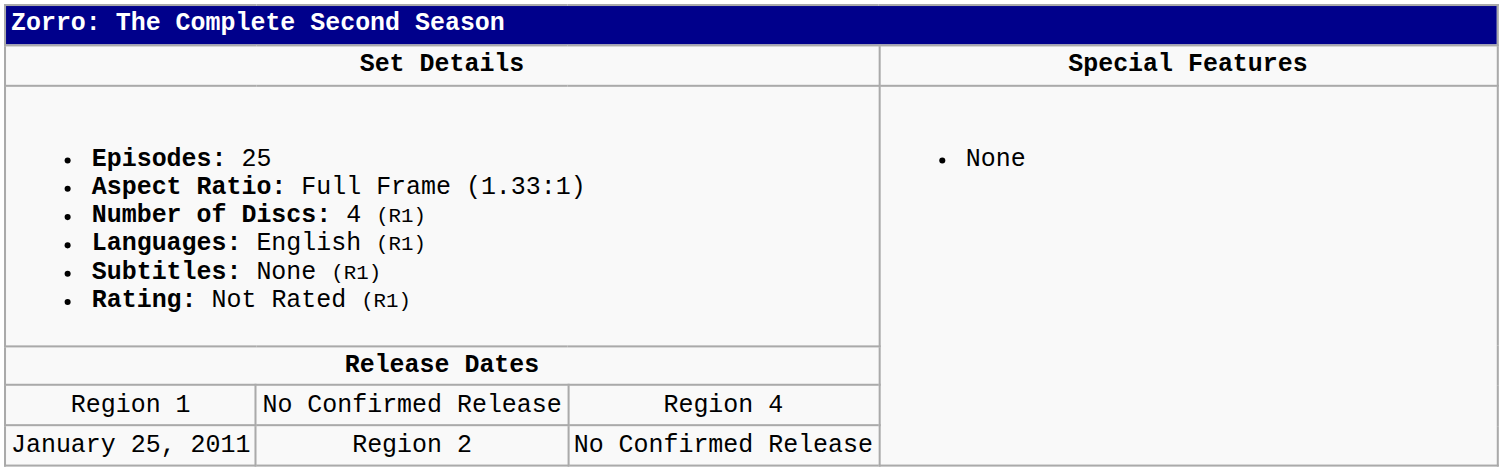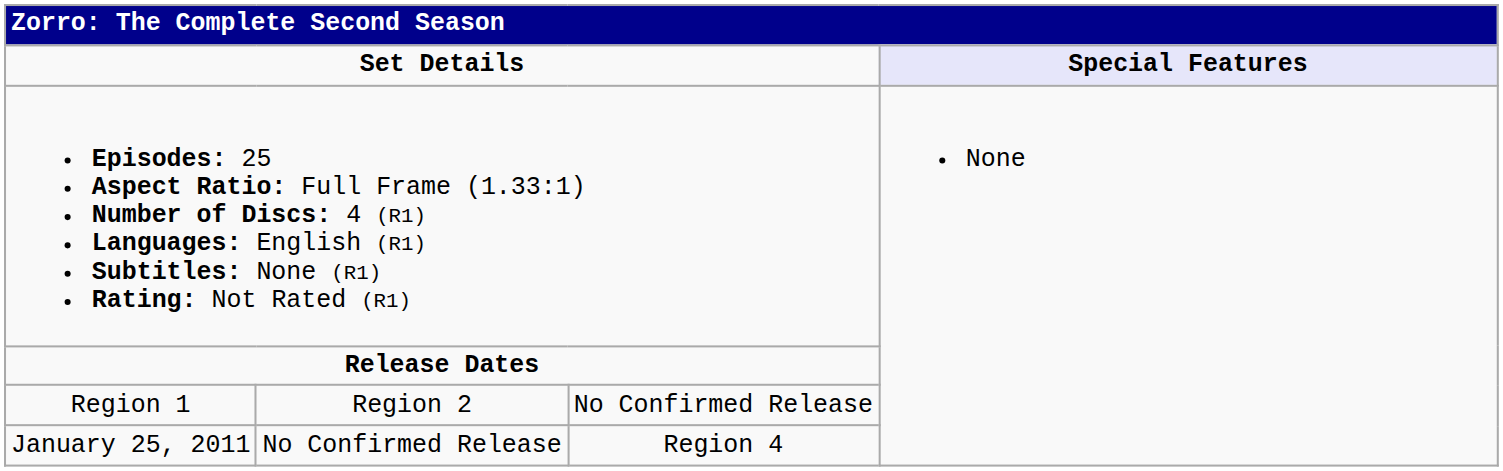(1188, 66) no background -> (1188, 66) lavender background
(412, 406) No Confirmed Release -> (412, 406) Region 2
(723, 406) Region 4 -> (723, 406) No Confirmed Release
(412, 446) Region 2 -> (412, 446) No Confirmed Release
(723, 446) No Confirmed Release -> (723, 446) Region 4
